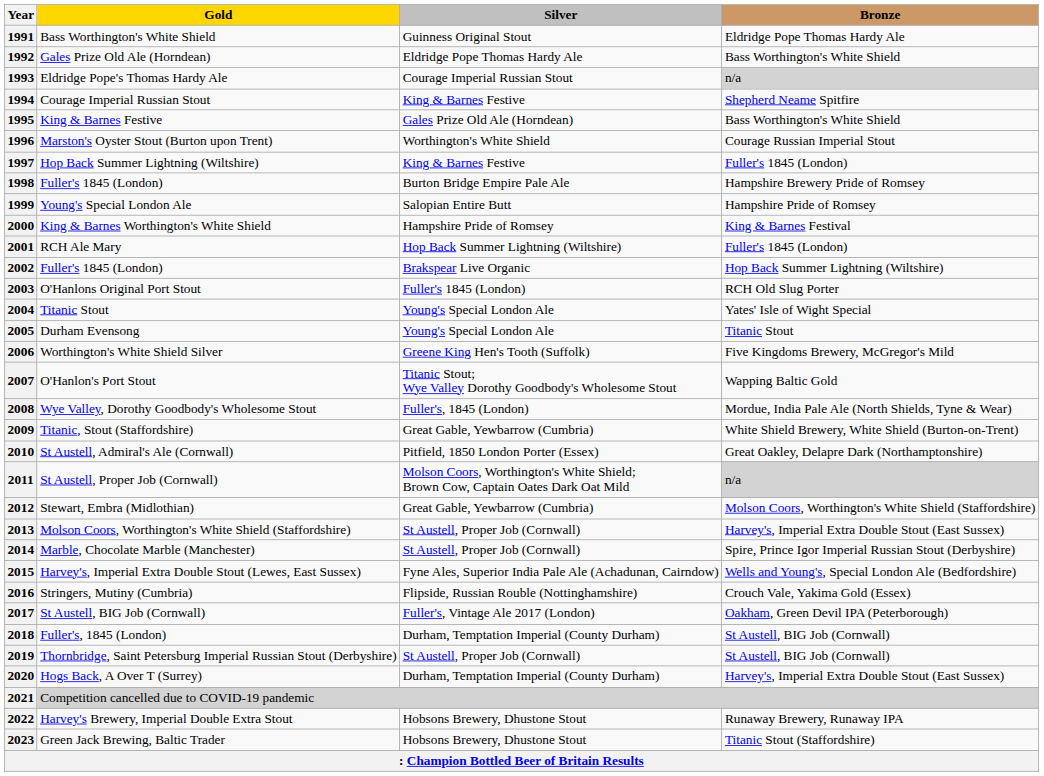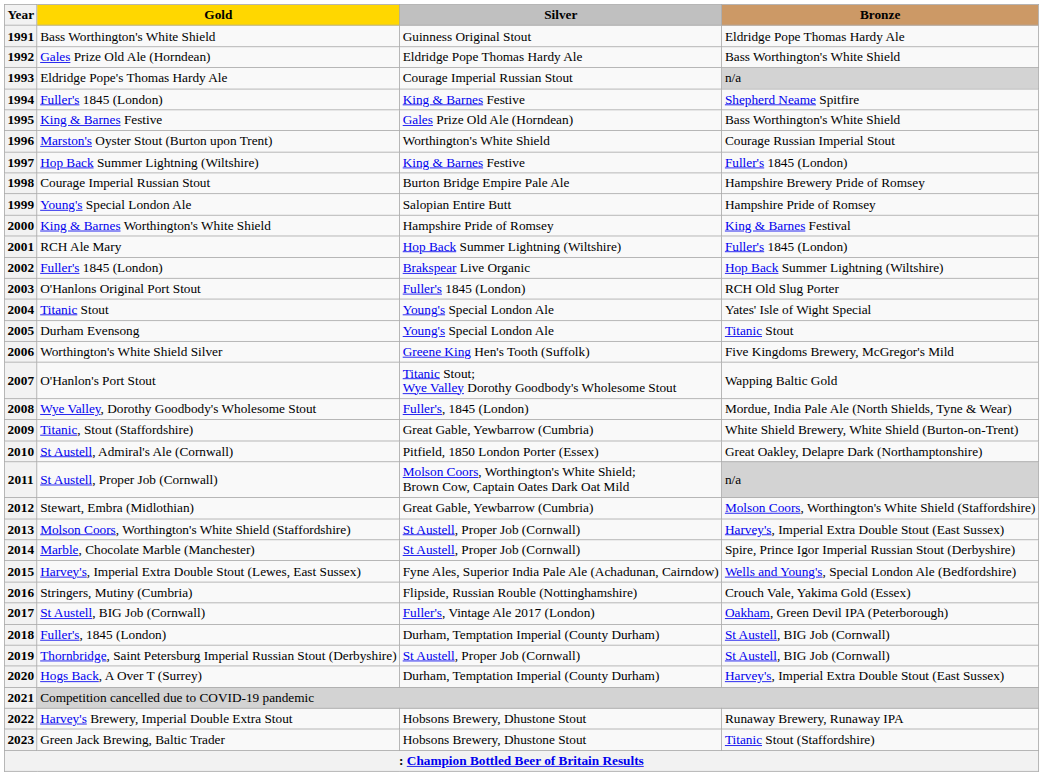(125, 99) Courage Imperial Russian Stout -> (101, 99) Fuller's 1845 (London)
(101, 183) Fuller's 1845 (London) -> (125, 183) Courage Imperial Russian Stout
